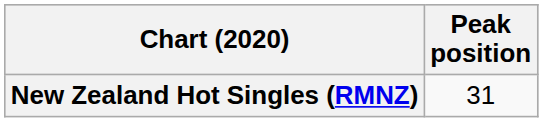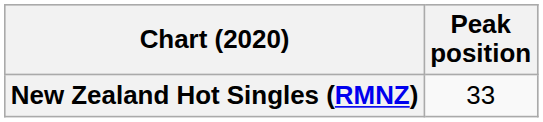(481, 95) 31 -> (481, 95) 33
